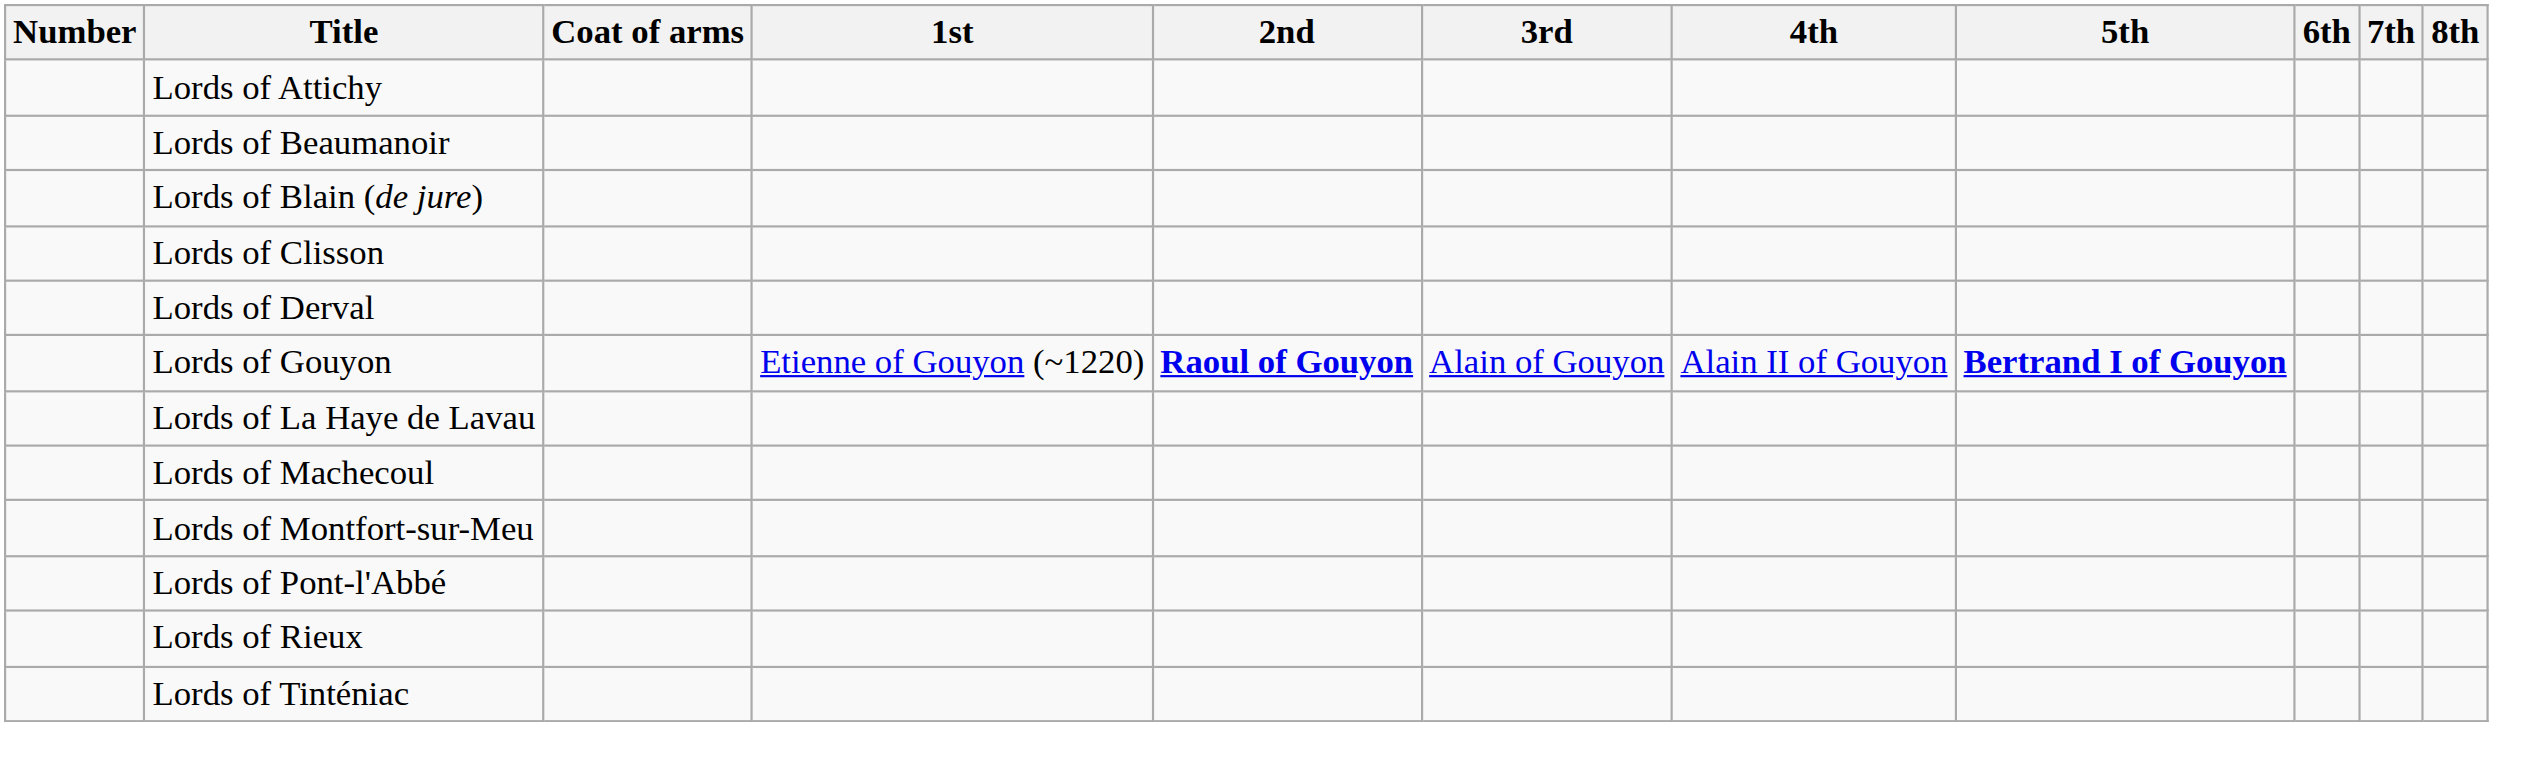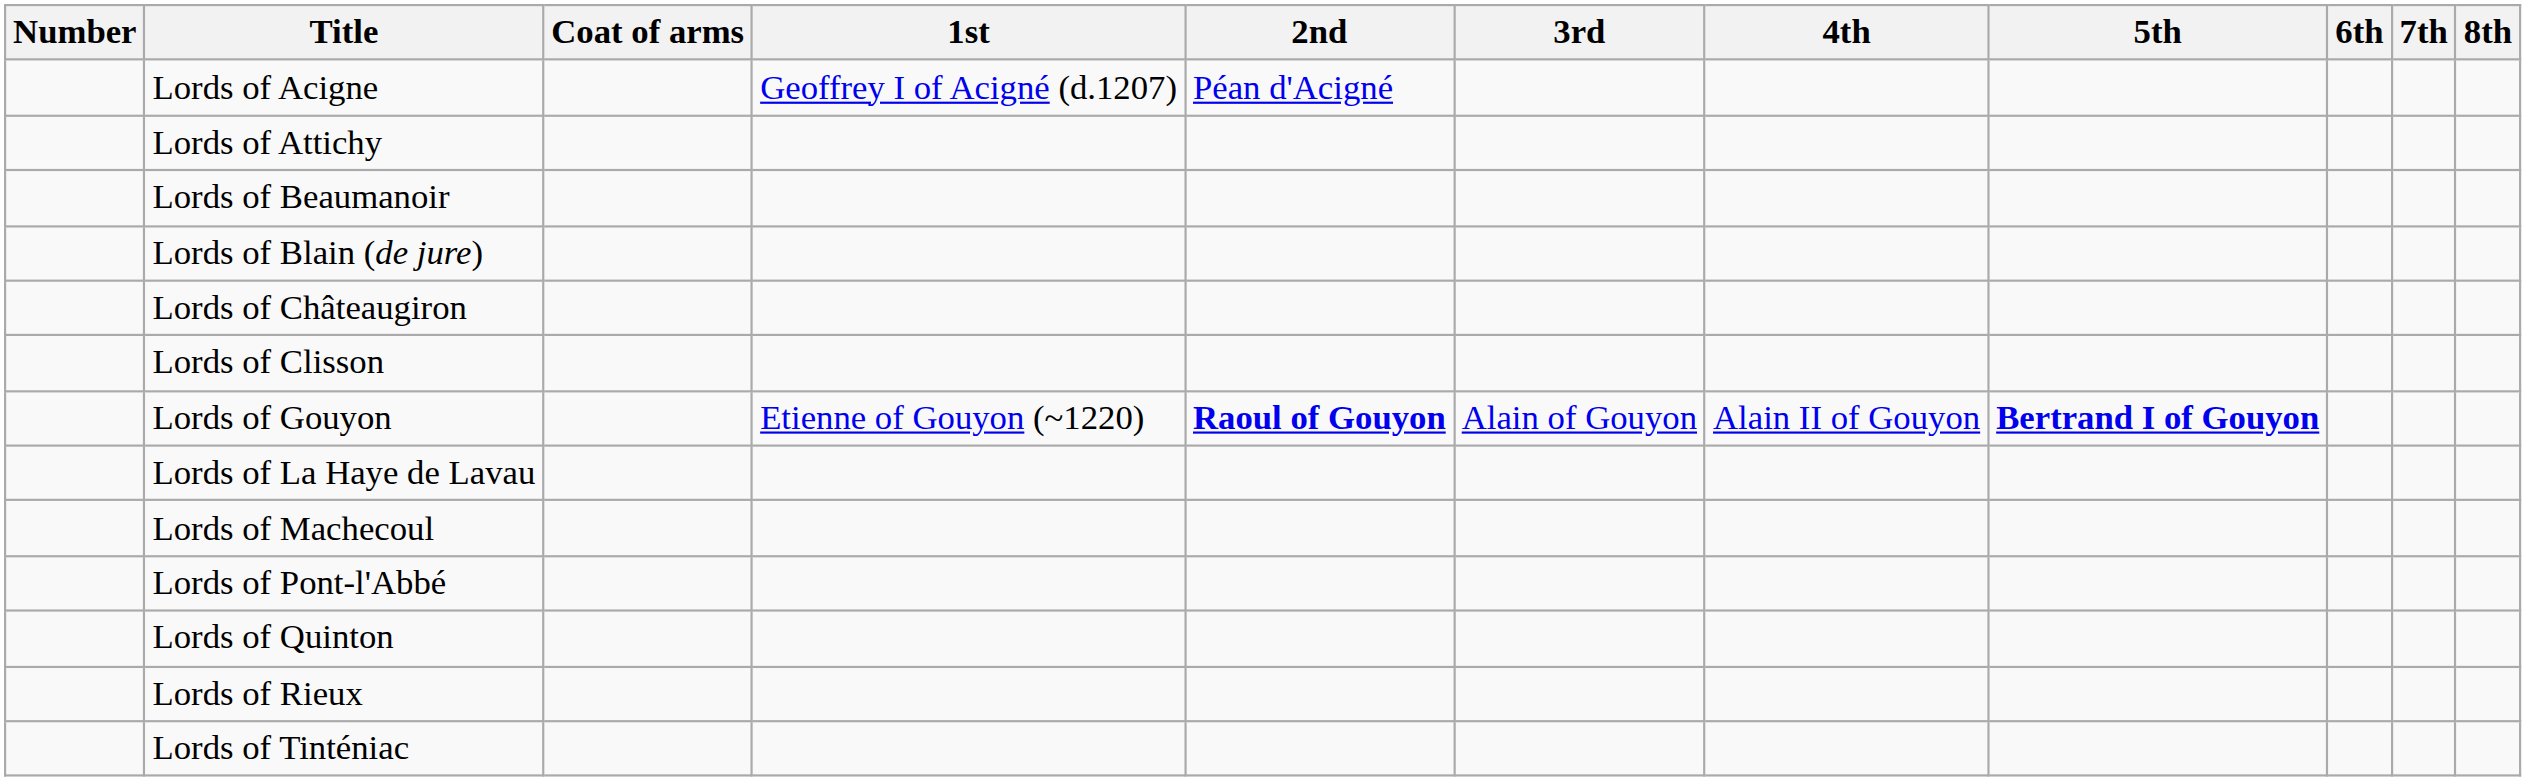+ row: (265, 87)
+ row: (310, 307)
- row: (263, 307)
- row: (343, 527)
+ row: (273, 637)
